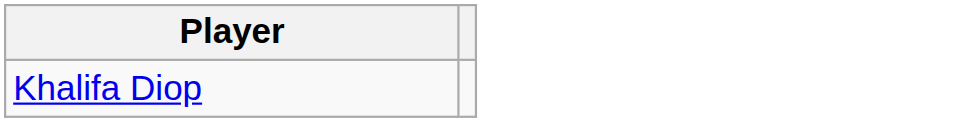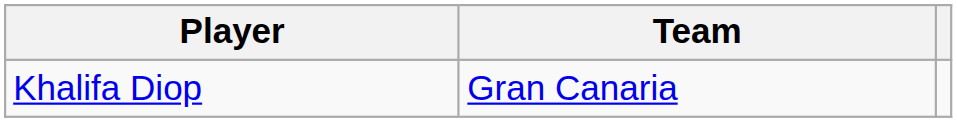+ column: (697, 32)
